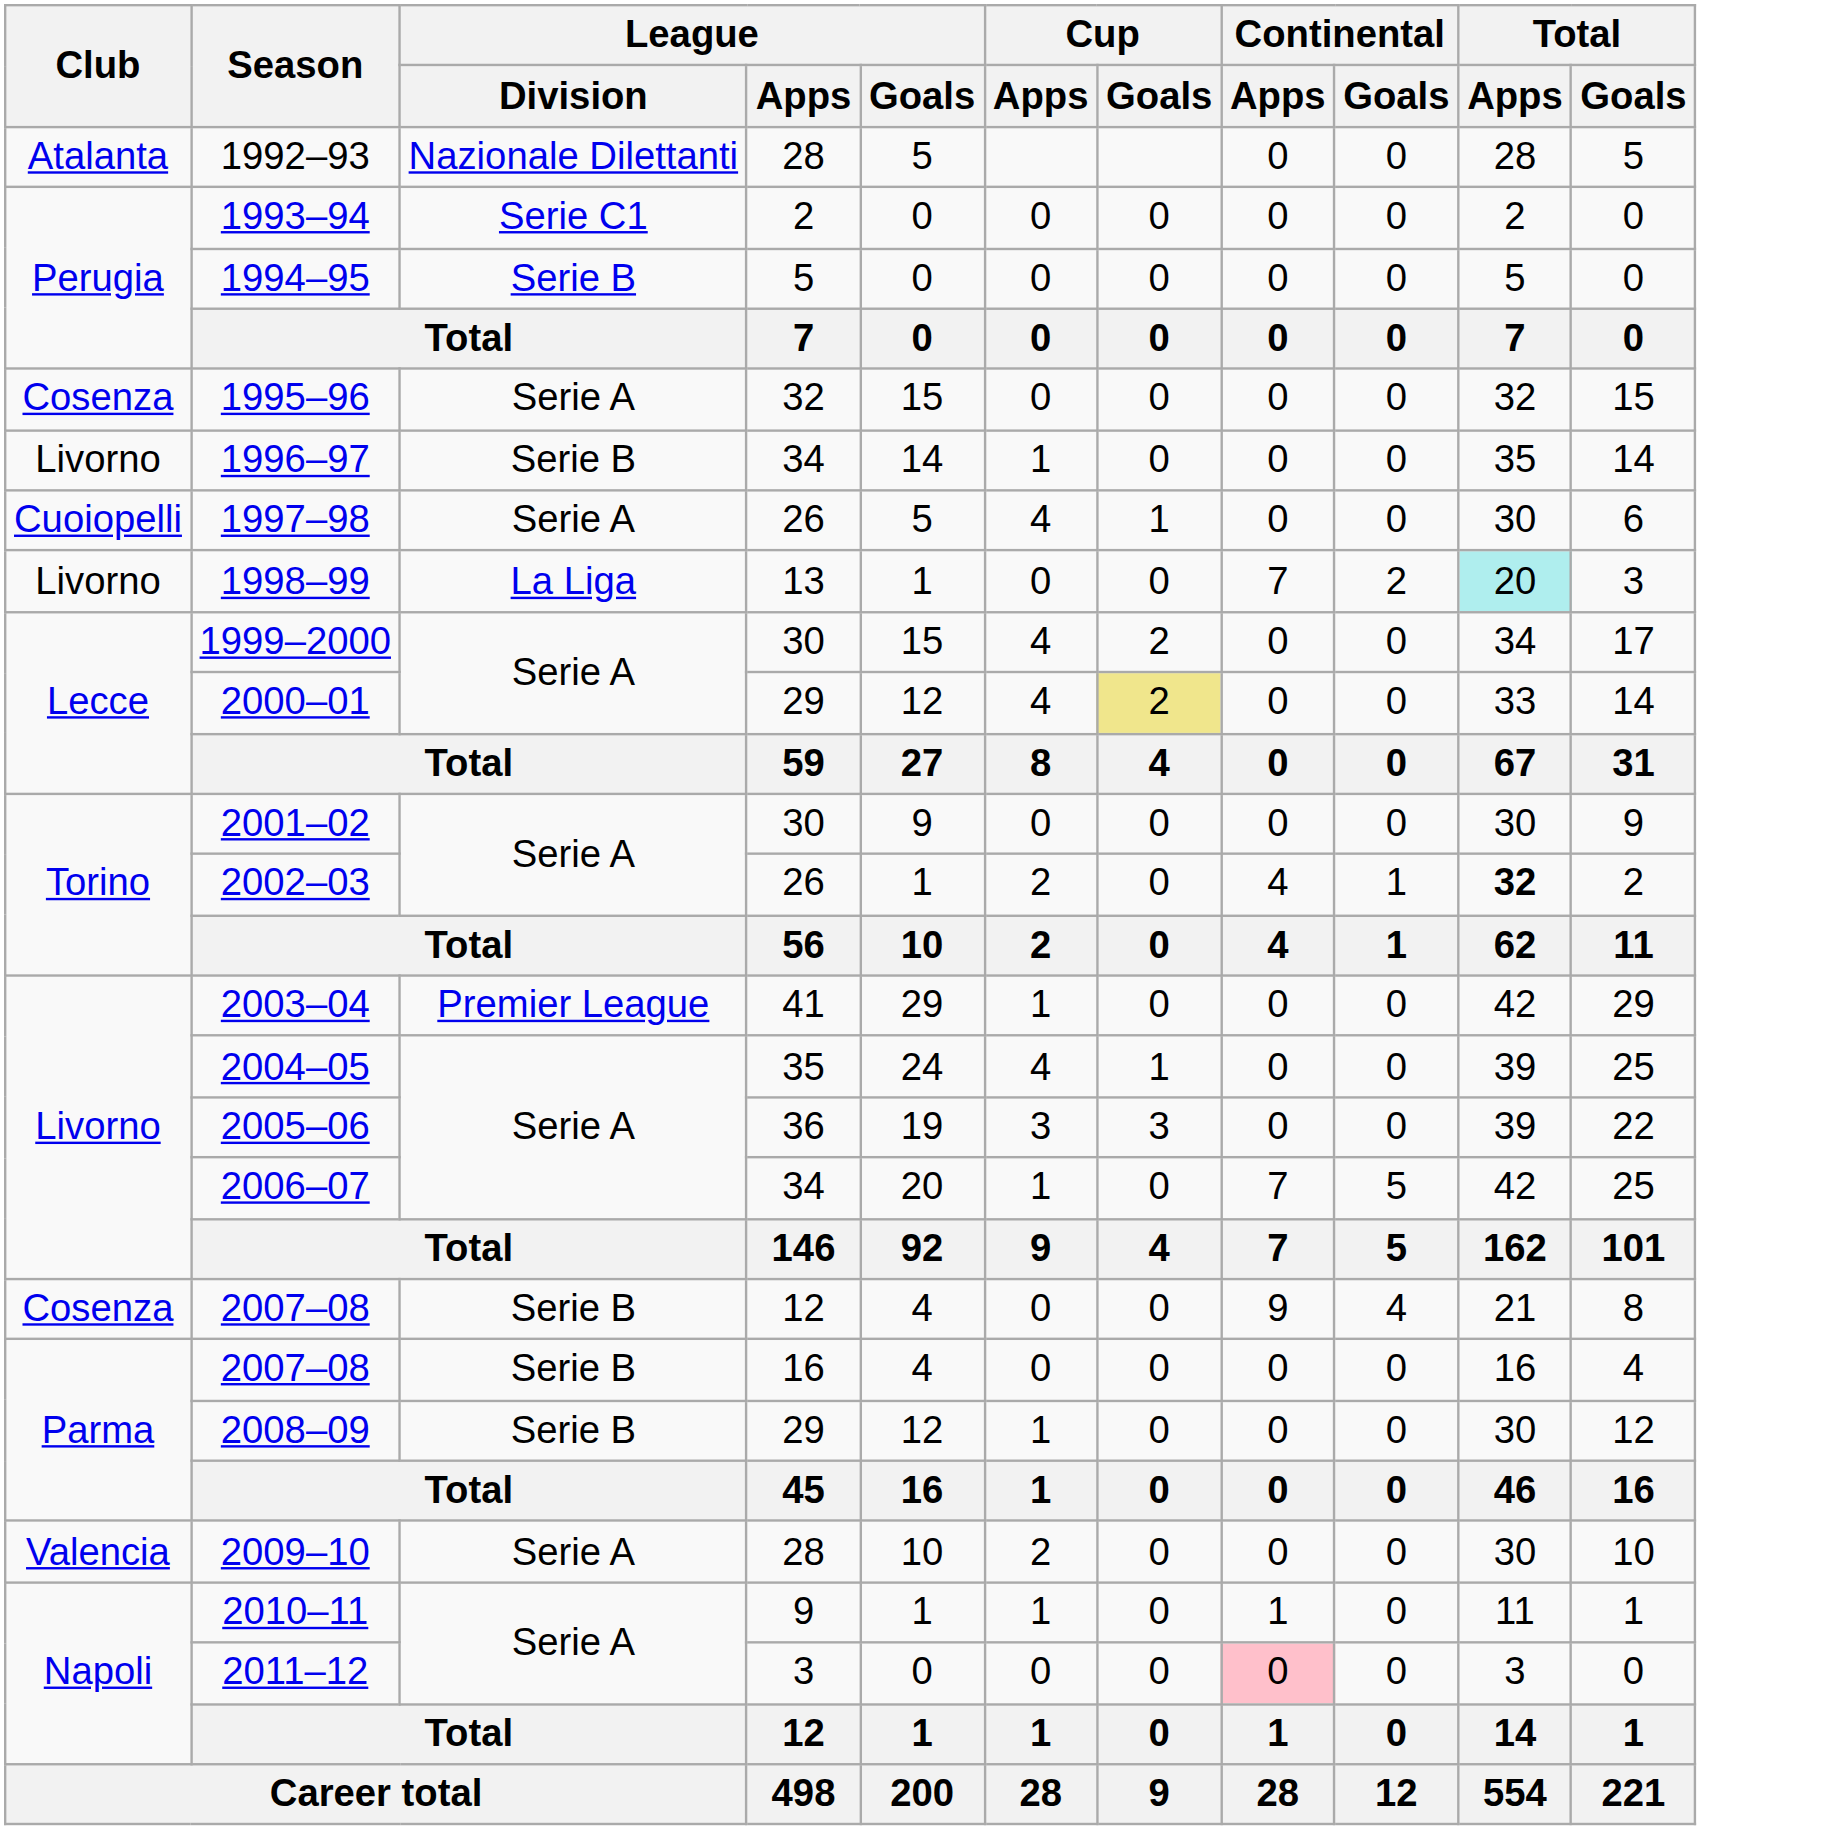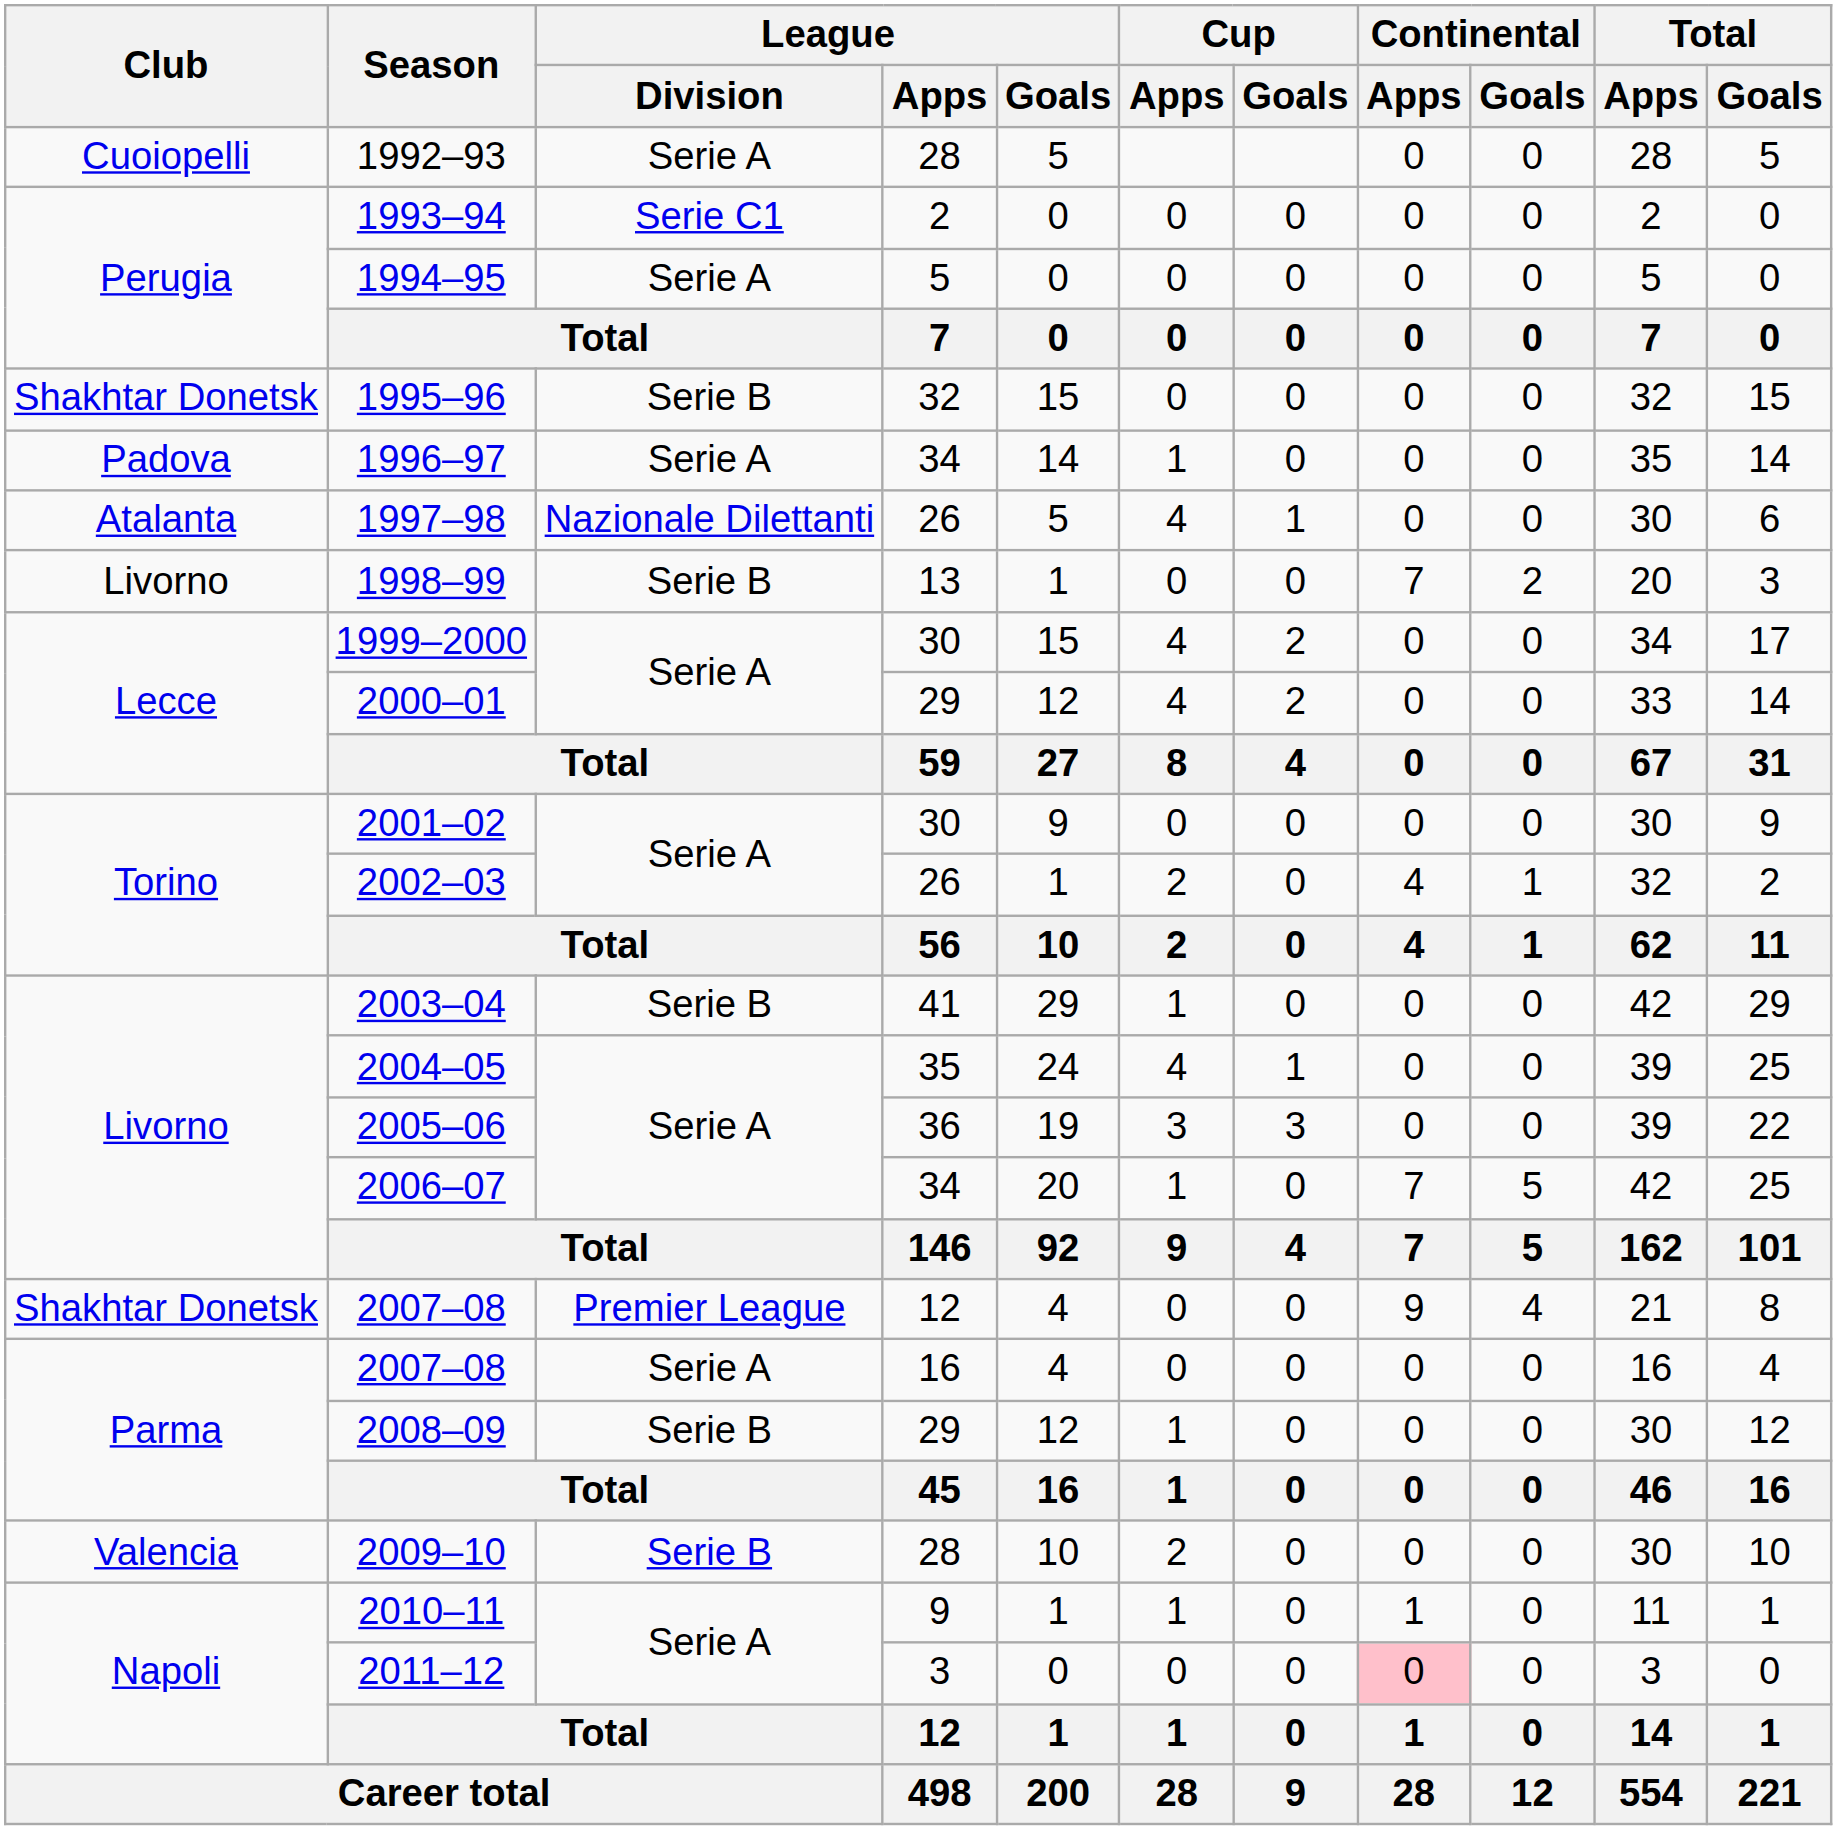(98, 156) Atalanta -> (166, 156) Cuoiopelli
(573, 156) Nazionale Dilettanti -> (709, 156) Serie A
(573, 277) Serie B -> (709, 277) Serie A
(98, 398) Cosenza -> (166, 398) Shakhtar Donetsk
(573, 398) Serie A -> (709, 398) Serie B
(98, 459) Livorno -> (166, 459) Padova
(573, 459) Serie B -> (709, 459) Serie A
(98, 519) Cuoiopelli -> (166, 519) Atalanta
(573, 519) Serie A -> (709, 519) Nazionale Dilettanti
(573, 580) La Liga -> (709, 580) Serie B
(1515, 580) paleturquoise background -> (1651, 580) no background
(1159, 701) khaki background -> (1295, 701) no background
(1515, 883) bold -> (1651, 883) normal
(573, 1005) Premier League -> (709, 1005) Serie B
(98, 1308) Cosenza -> (166, 1308) Shakhtar Donetsk
(573, 1308) Serie B -> (709, 1308) Premier League
(573, 1369) Serie B -> (709, 1369) Serie A
(573, 1550) Serie A -> (709, 1550) Serie B
